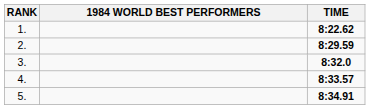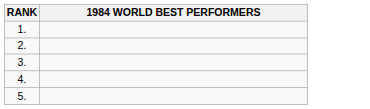- column: (336, 13)
